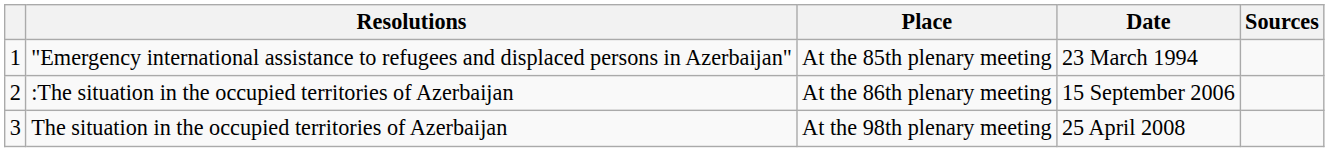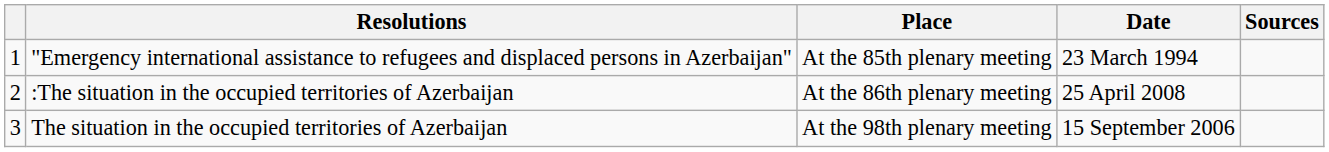(1148, 92) 15 September 2006 -> (1124, 92) 25 April 2008
(1124, 127) 25 April 2008 -> (1148, 127) 15 September 2006
